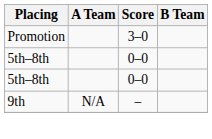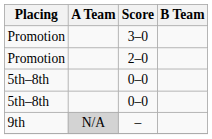+ row: (36, 58)
(93, 101) no background -> (93, 123) lightgrey background
